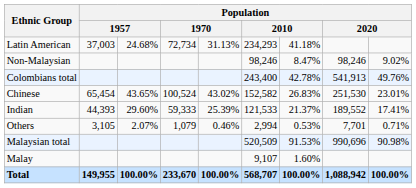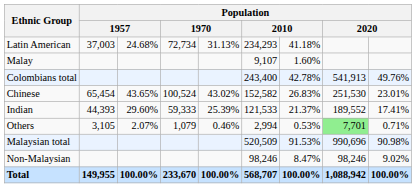rows swapped: (20, 158) <-> (39, 61)
(354, 126) no background -> (354, 126) lightgreen background
